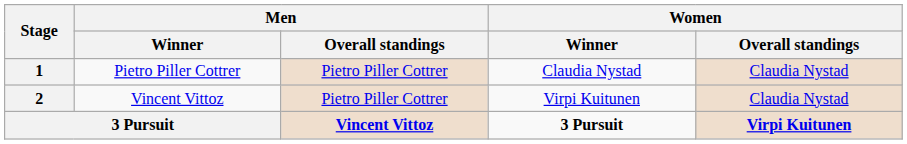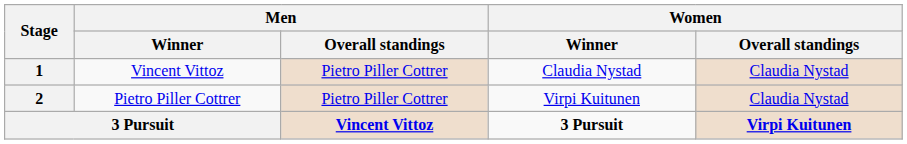(177, 71) Pietro Piller Cottrer -> (177, 71) Vincent Vittoz
(177, 98) Vincent Vittoz -> (177, 98) Pietro Piller Cottrer
